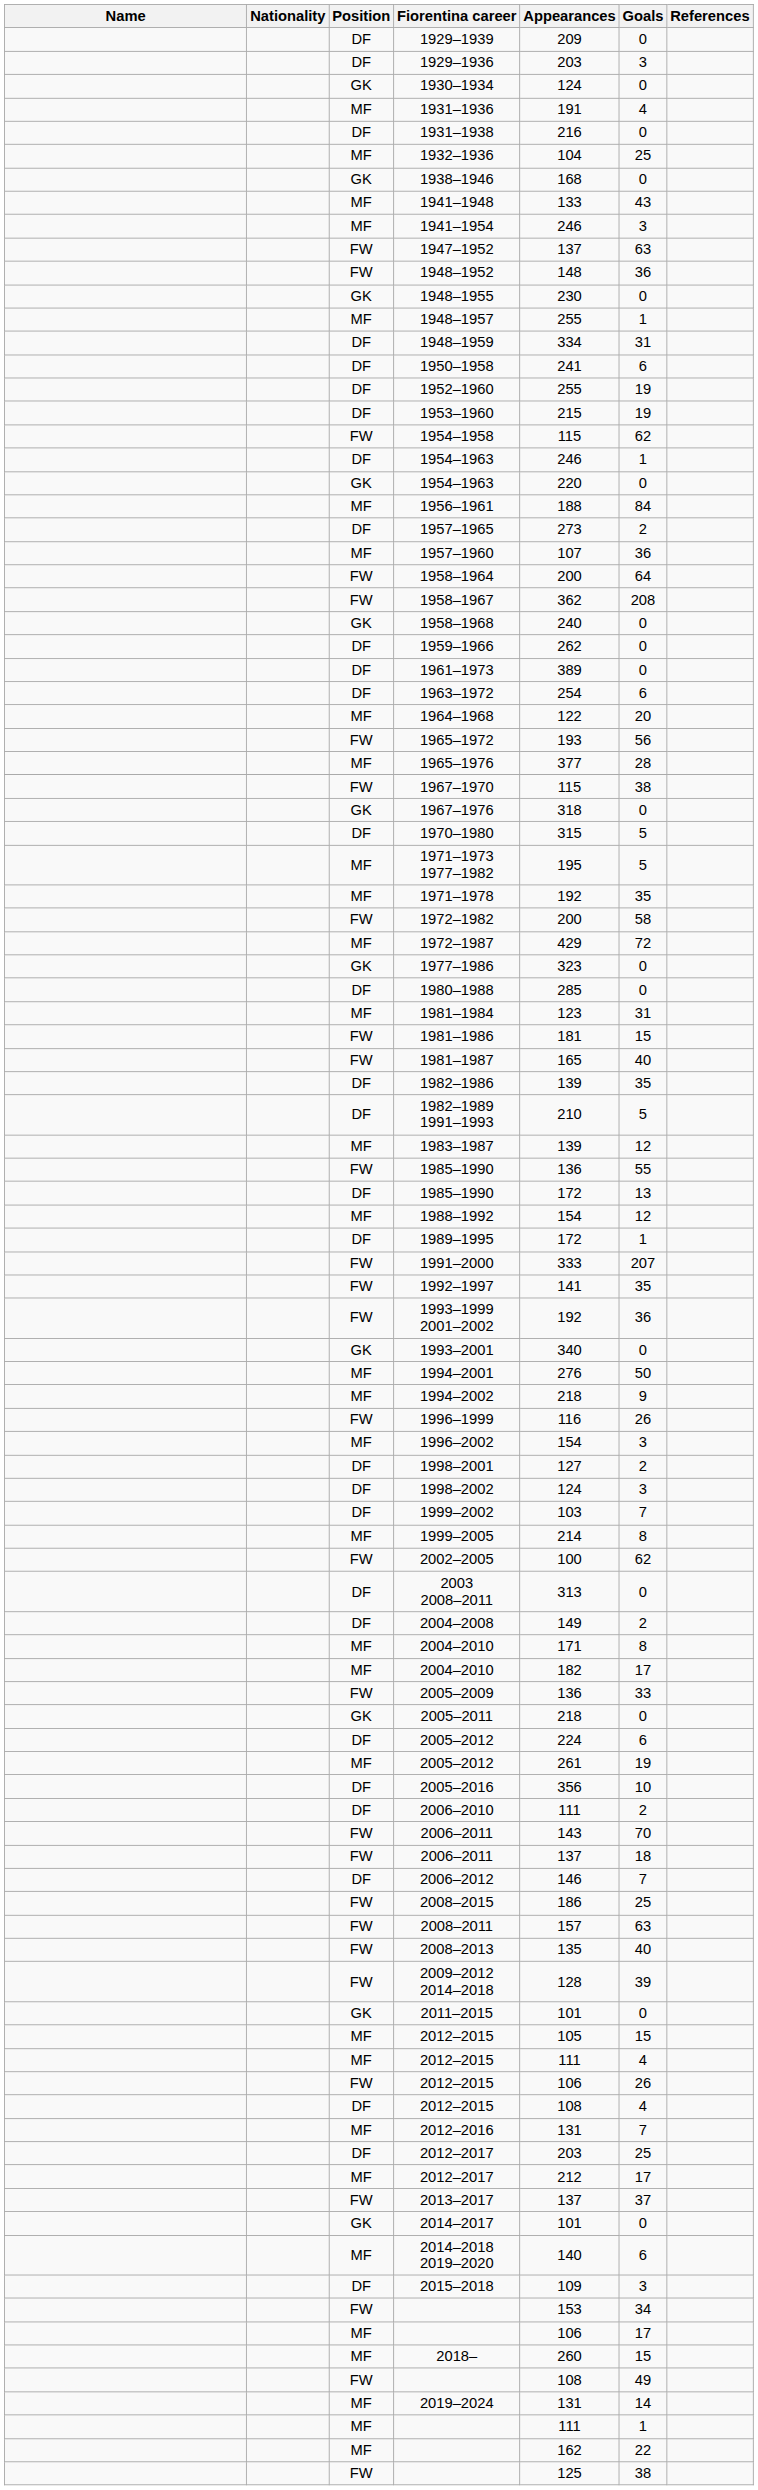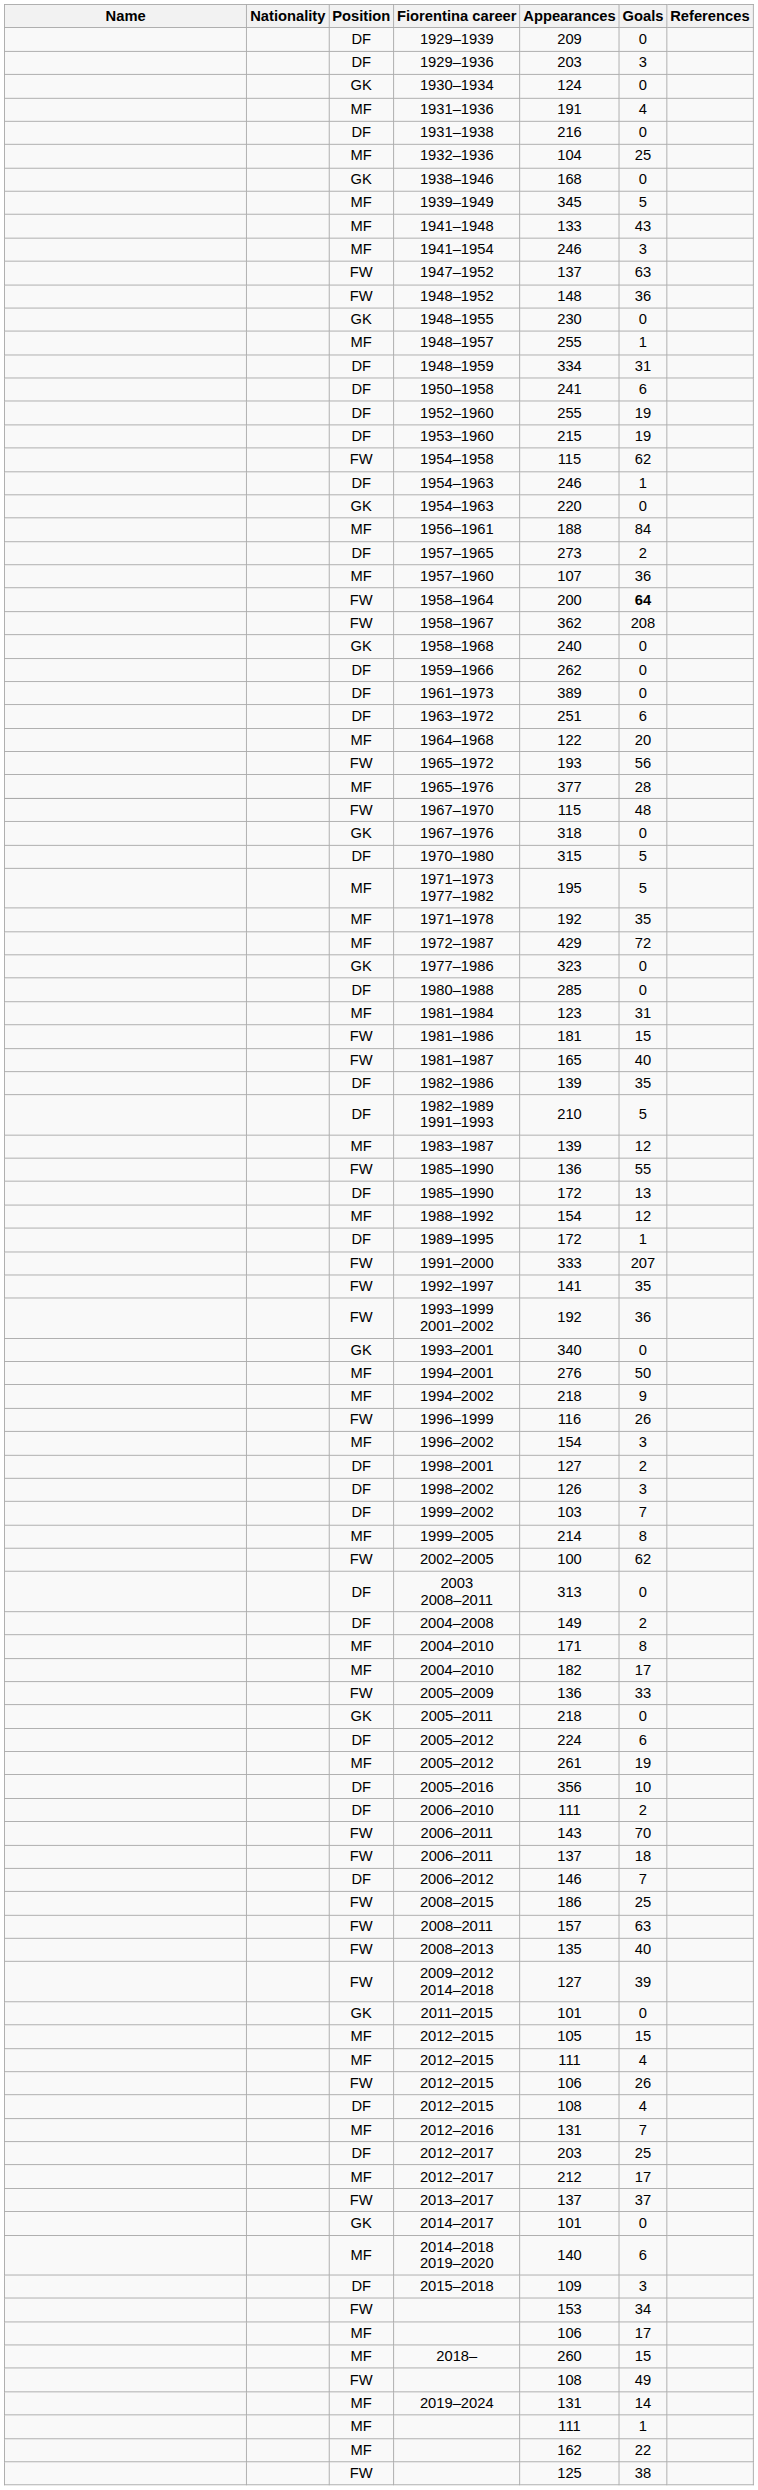+ row: (361, 202)
(643, 576) normal -> (643, 599) bold
(569, 693) 254 -> (569, 716) 251
(643, 786) 38 -> (643, 809) 48
- row: (361, 919)
(569, 1489) 124 -> (569, 1489) 126
(569, 1981) 128 -> (569, 1981) 127
